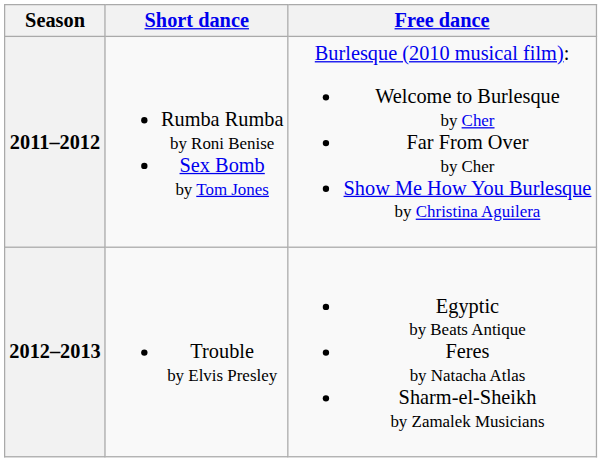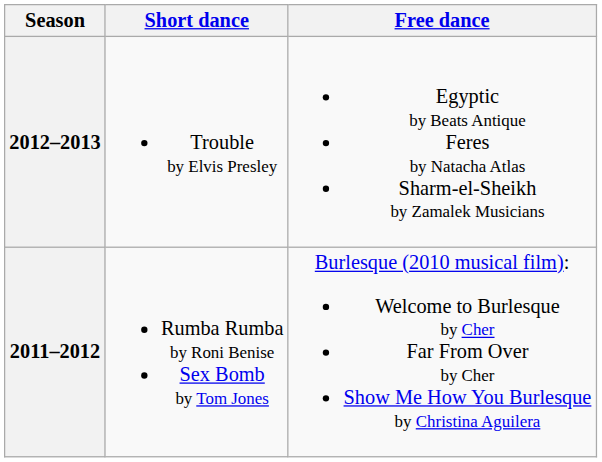rows swapped: (55, 351) <-> (55, 141)
